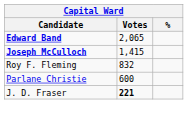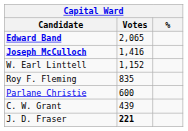(132, 52) 1,415 -> (132, 52) 1,416
+ row: (46, 65)
(127, 65) 832 -> (127, 79) 835
+ row: (34, 106)
